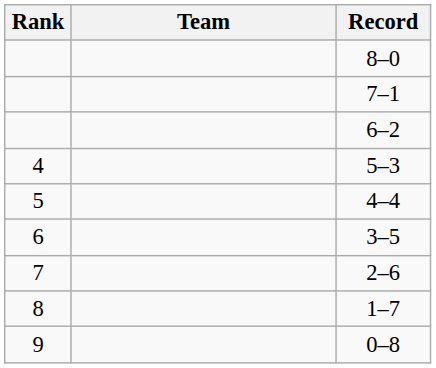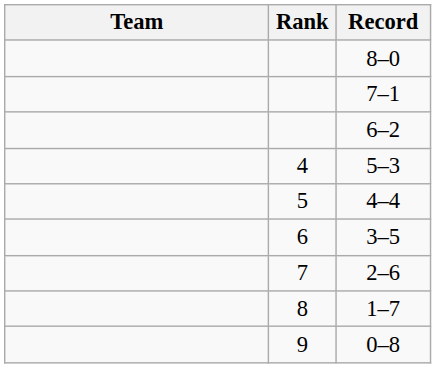columns swapped: (38, 22) <-> (204, 22)
